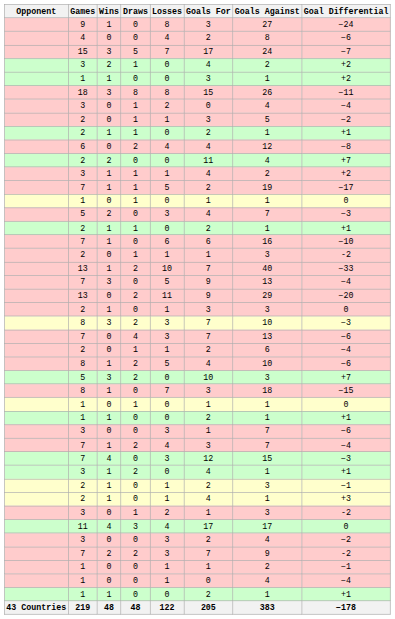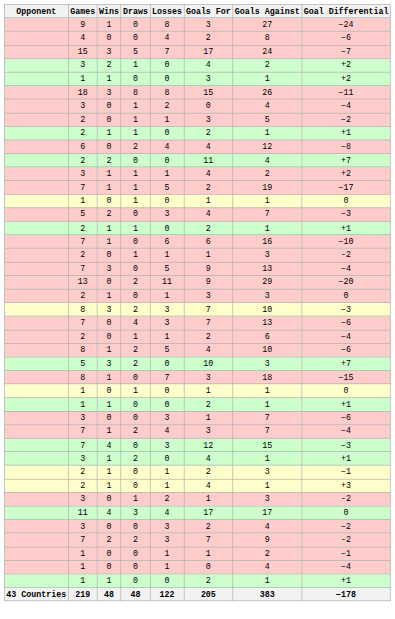- row: (83, 269)
